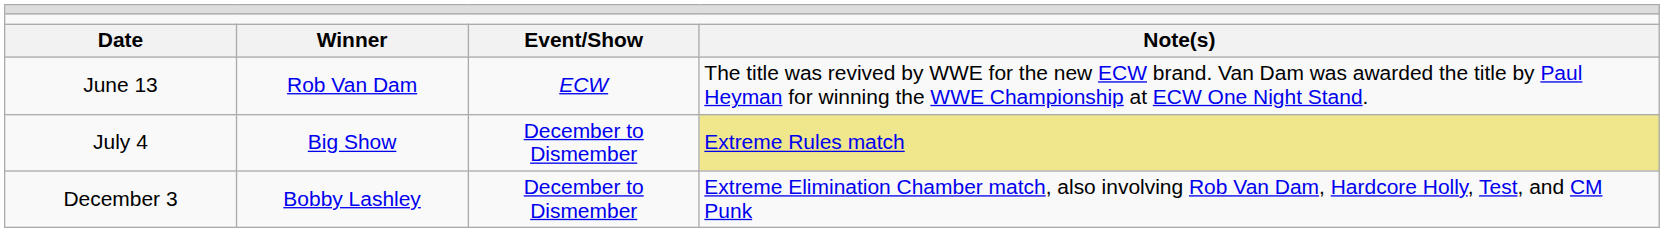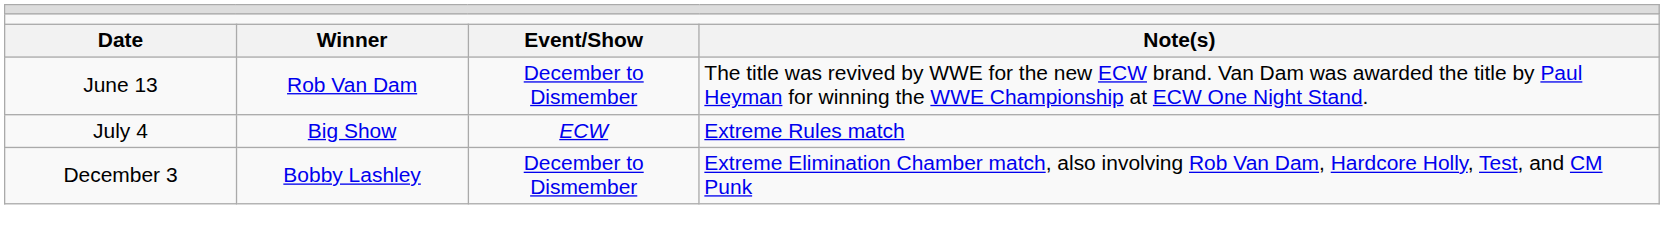(584, 85) ECW -> (584, 85) December to Dismember
(584, 142) December to Dismember -> (584, 130) ECW
(805, 142) khaki background -> (805, 130) no background
